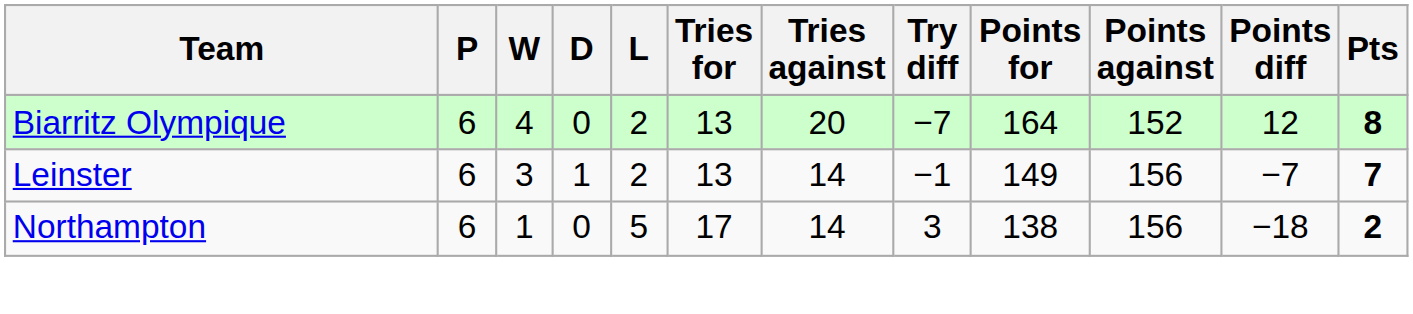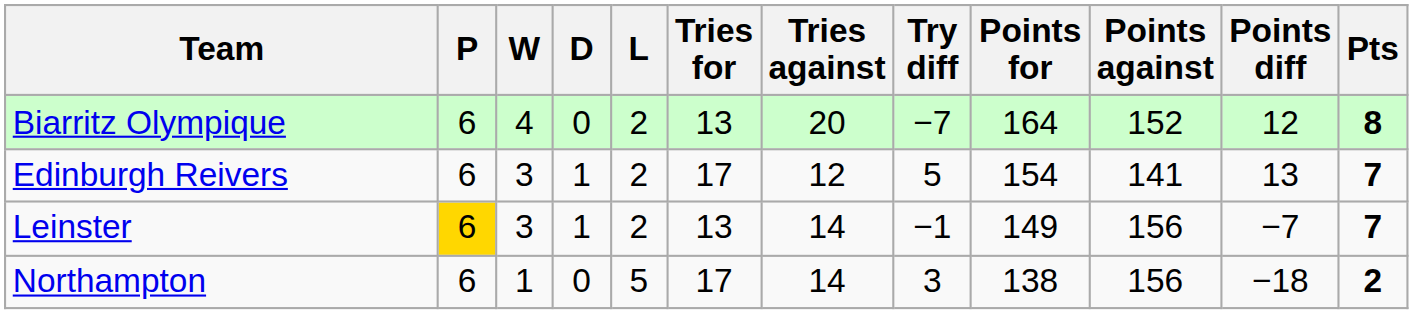+ row: (150, 174)
(467, 174) no background -> (467, 227) gold background
